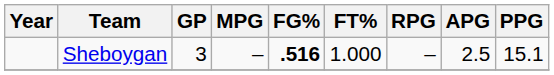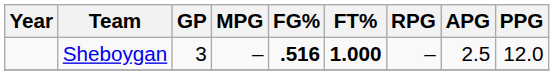(356, 54) normal -> (356, 54) bold
(523, 54) 15.1 -> (523, 54) 12.0
